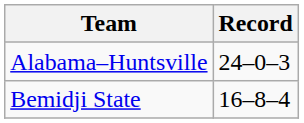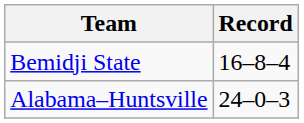rows swapped: (109, 61) <-> (75, 99)
